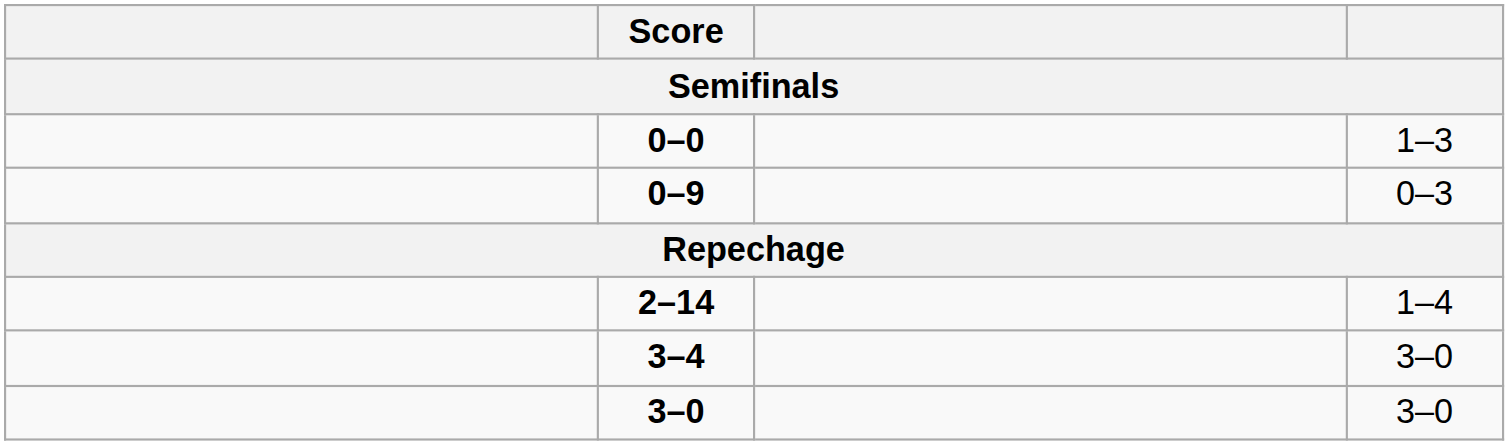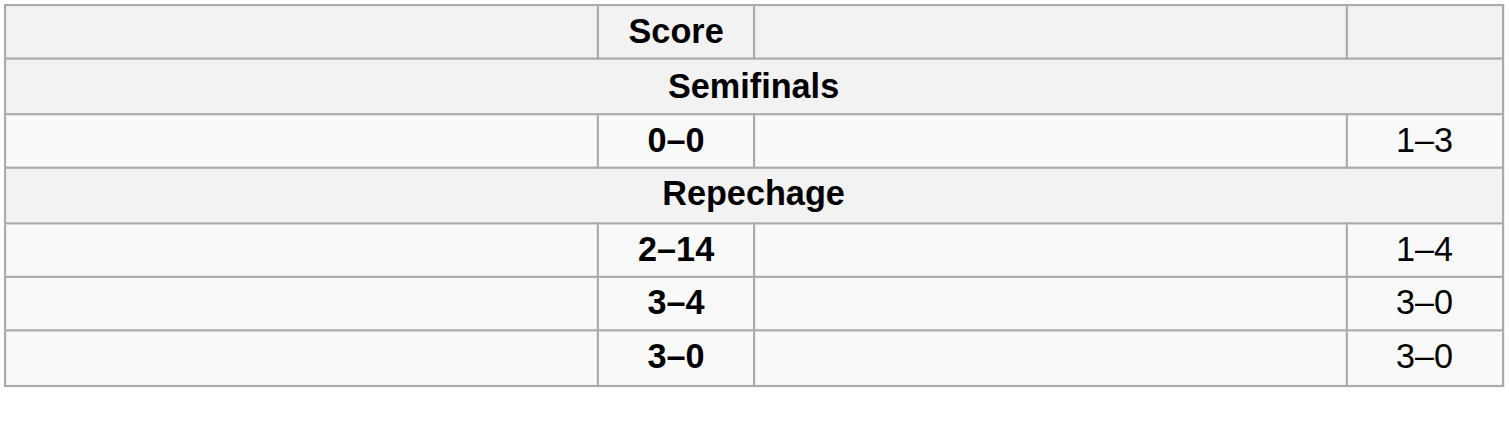- row: (676, 194)
